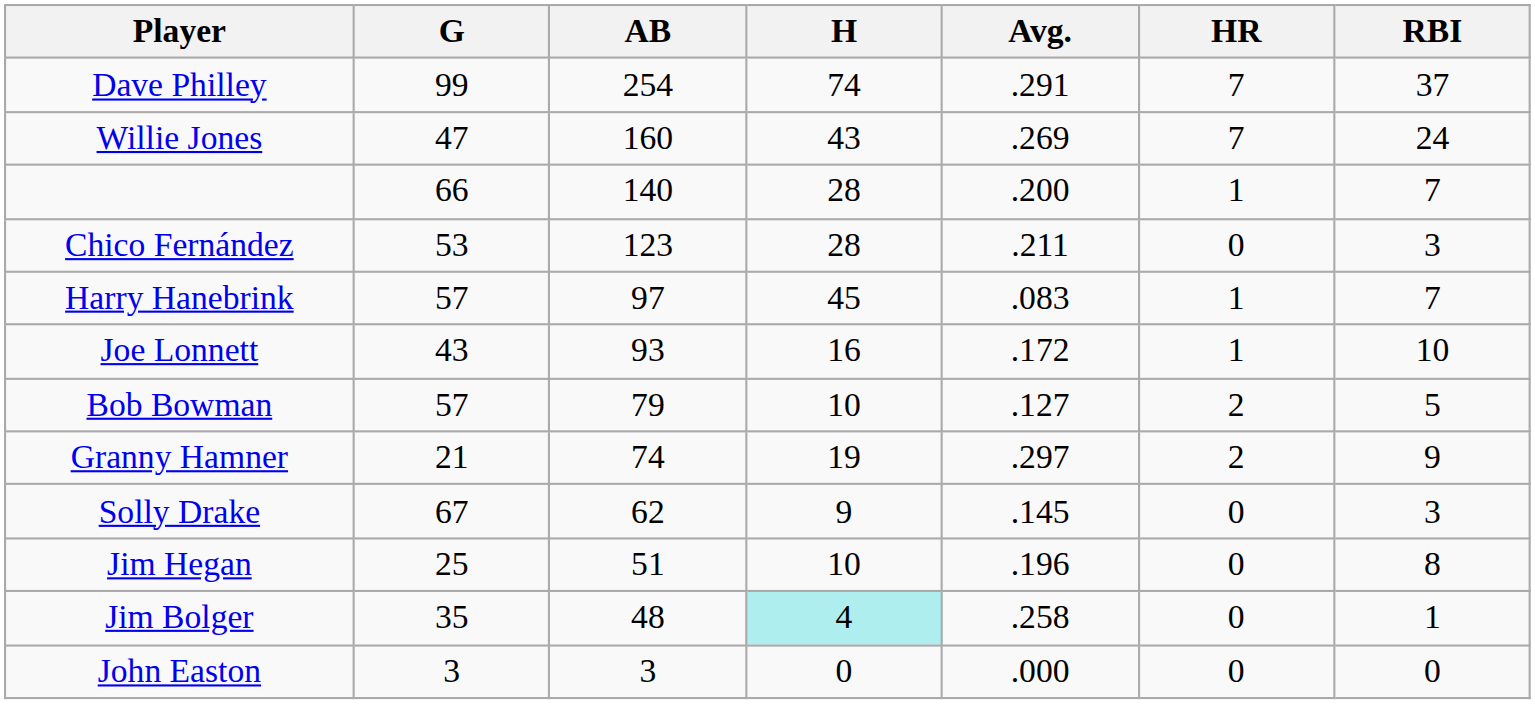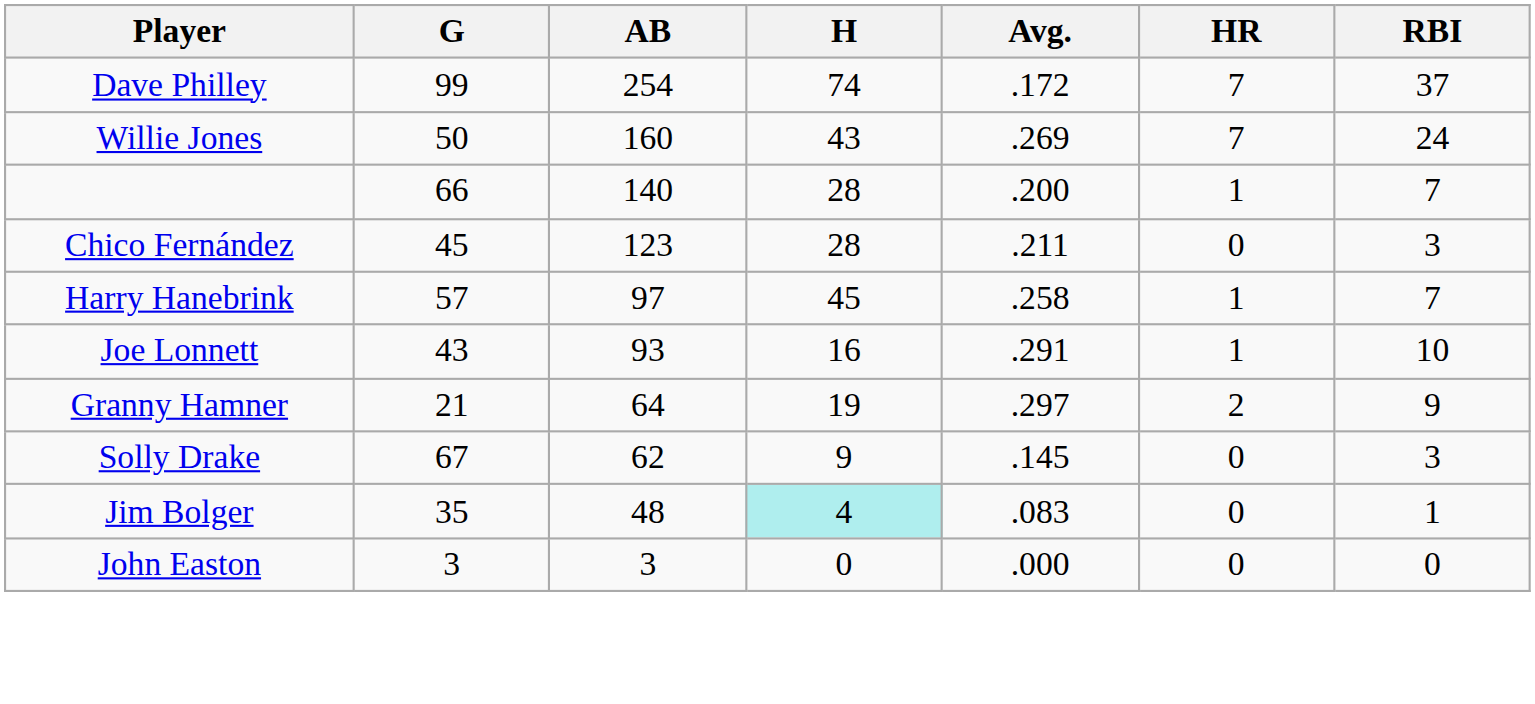(1040, 84) .291 -> (1040, 84) .172
(452, 137) 47 -> (452, 137) 50
(452, 244) 53 -> (452, 244) 45
(1040, 297) .083 -> (1040, 297) .258
(1040, 350) .172 -> (1040, 350) .291
- row: (179, 404)
(648, 457) 74 -> (648, 404) 64
- row: (179, 564)
(1040, 617) .258 -> (1040, 510) .083
